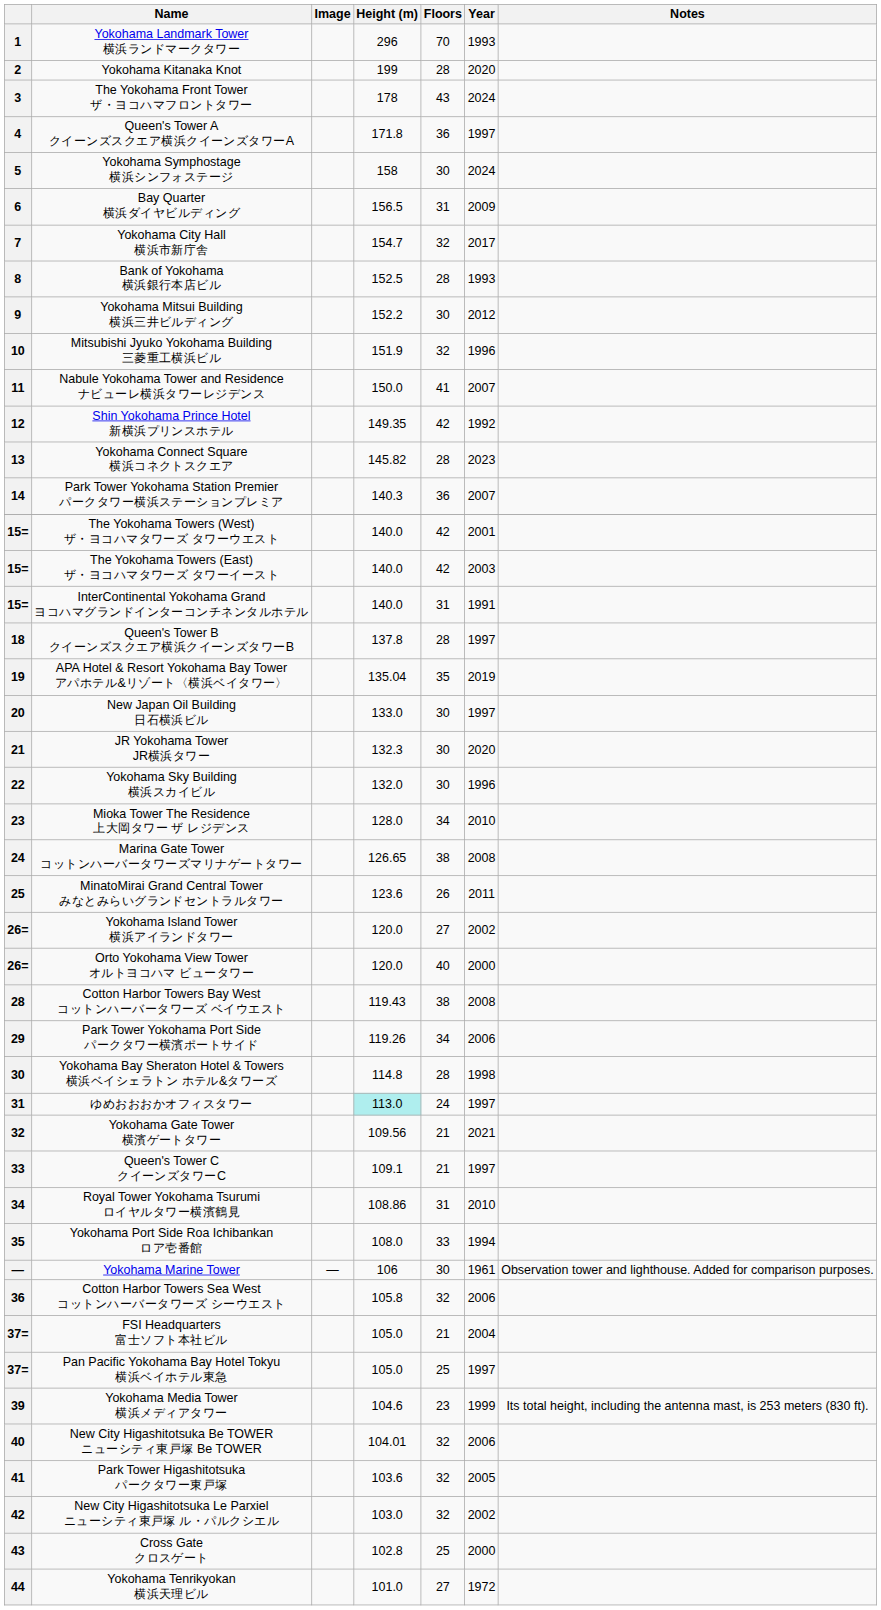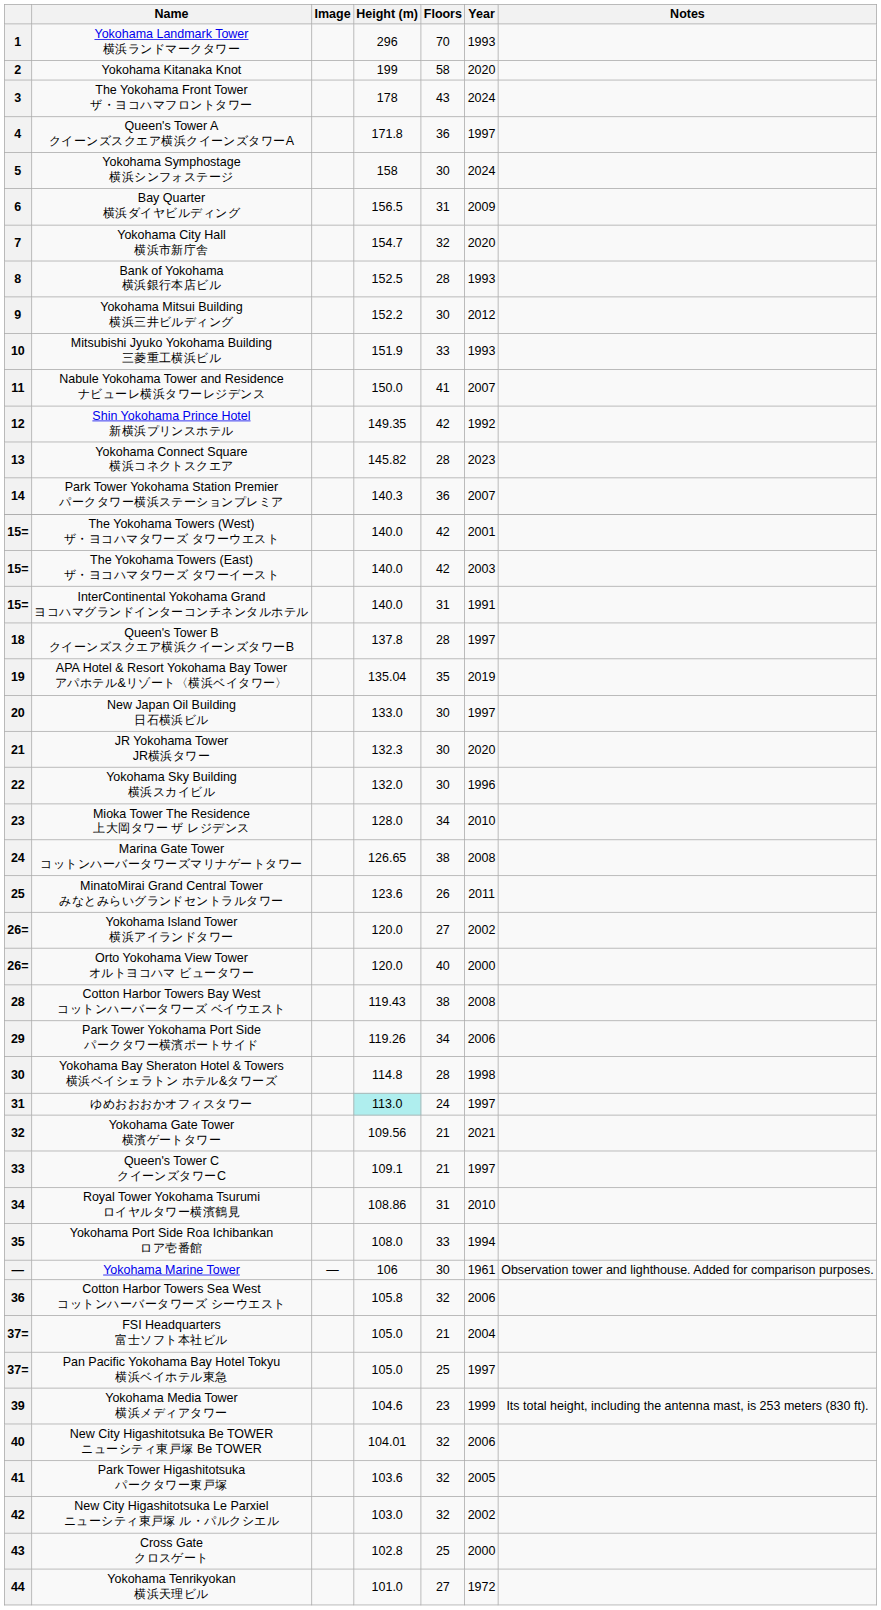(443, 70) 28 -> (443, 70) 58
(482, 243) 2017 -> (482, 243) 2020
(443, 351) 32 -> (443, 351) 33
(482, 351) 1996 -> (482, 351) 1993
